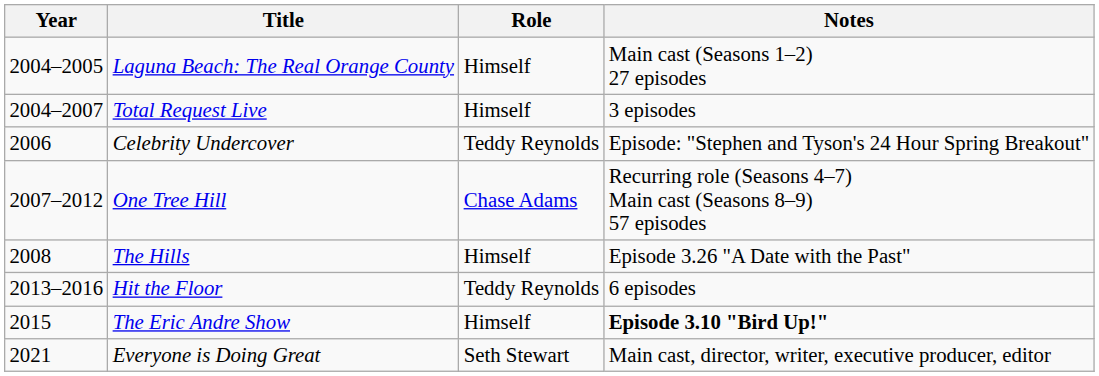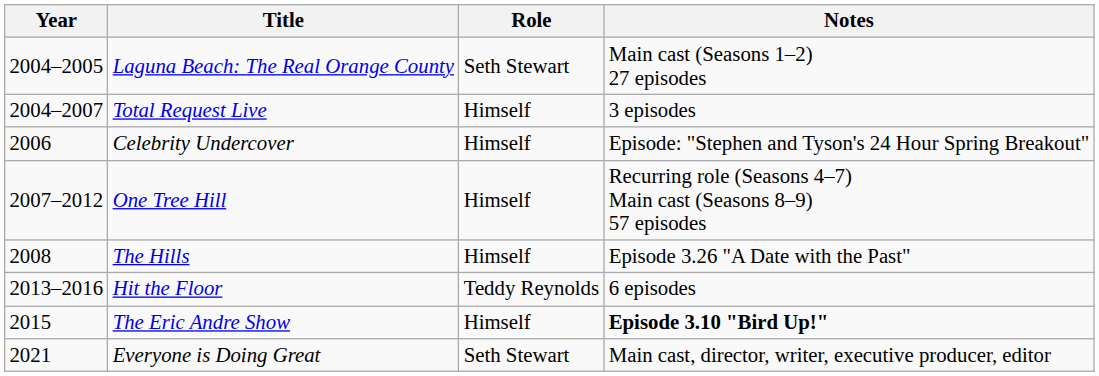(497, 65) Himself -> (516, 65) Seth Stewart
(531, 143) Teddy Reynolds -> (497, 143) Himself
(521, 199) Chase Adams -> (497, 199) Himself
